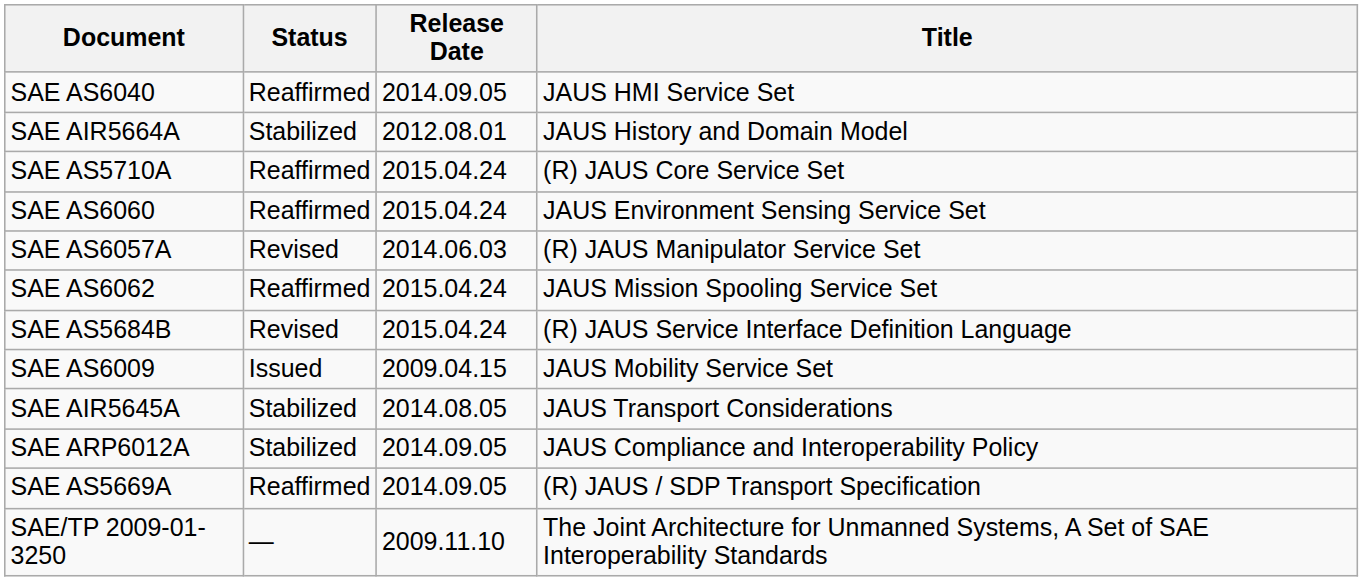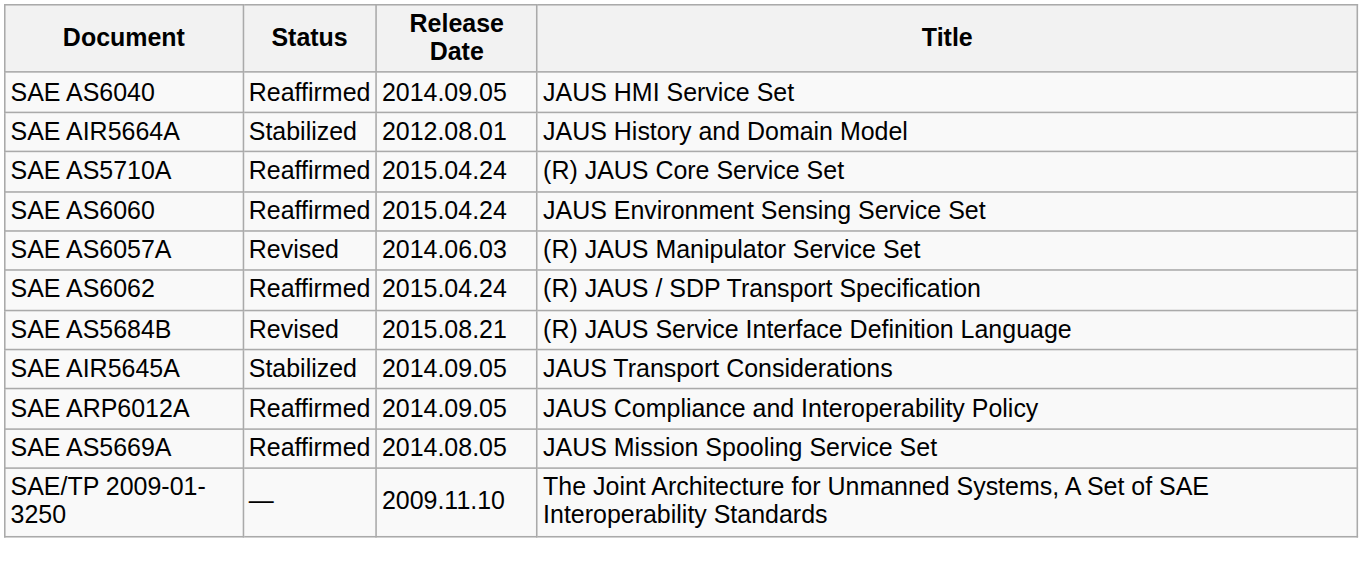(740, 289) JAUS Mission Spooling Service Set -> (762, 289) (R) JAUS / SDP Transport Specification
(444, 329) 2015.04.24 -> (444, 329) 2015.08.21
- row: (83, 369)
(444, 408) 2014.08.05 -> (444, 369) 2014.09.05
(303, 448) Stabilized -> (310, 408) Reaffirmed
(444, 487) 2014.09.05 -> (444, 448) 2014.08.05
(762, 487) (R) JAUS / SDP Transport Specification -> (740, 448) JAUS Mission Spooling Service Set
